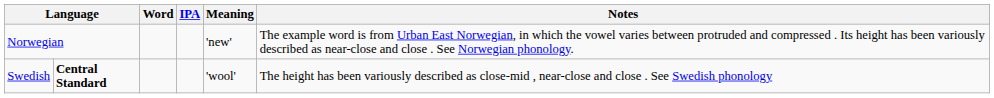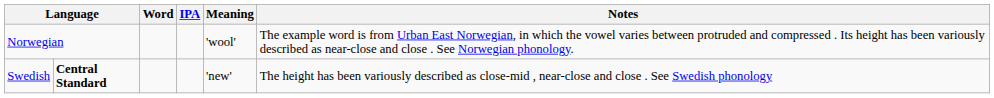(219, 41) 'new' -> (221, 41) 'wool'
(221, 75) 'wool' -> (219, 75) 'new'
